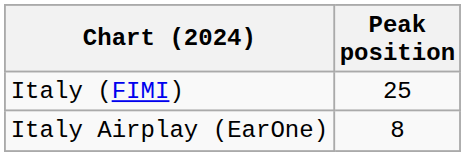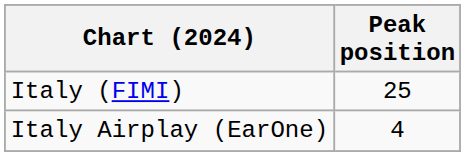(397, 131) 8 -> (397, 131) 4
